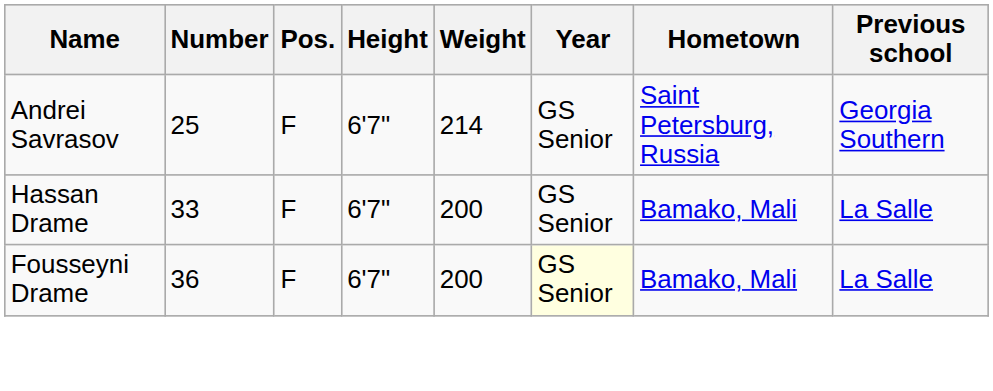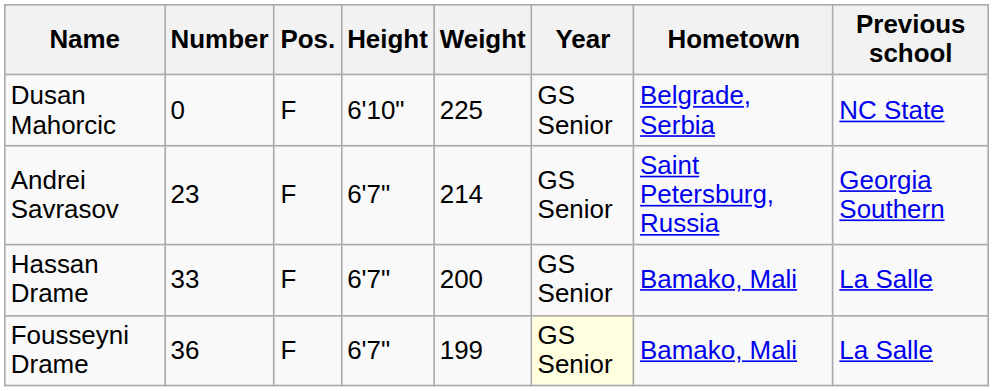+ row: (63, 109)
(185, 124) 25 -> (185, 194) 23
(461, 279) 200 -> (461, 349) 199
